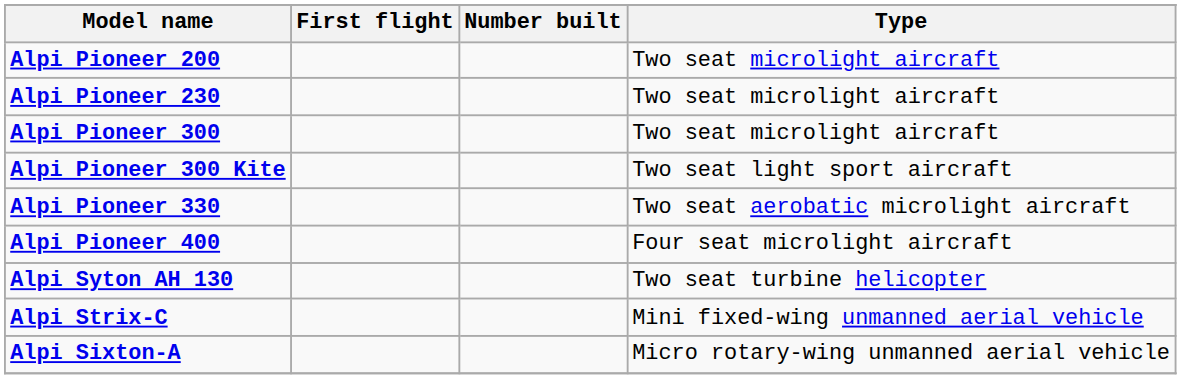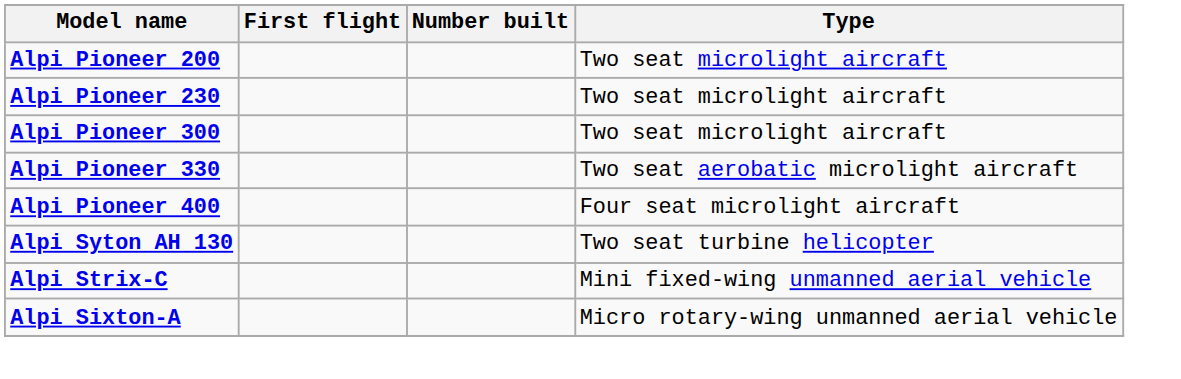- row: (148, 170)
